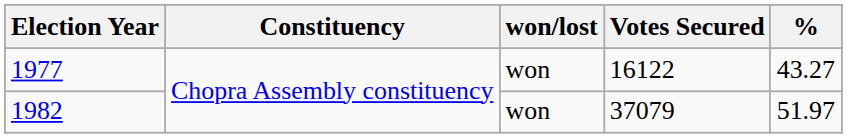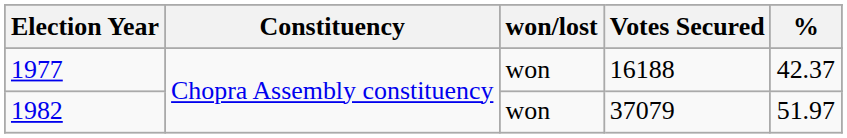(642, 69) 16122 -> (642, 69) 16188
(806, 69) 43.27 -> (806, 69) 42.37
